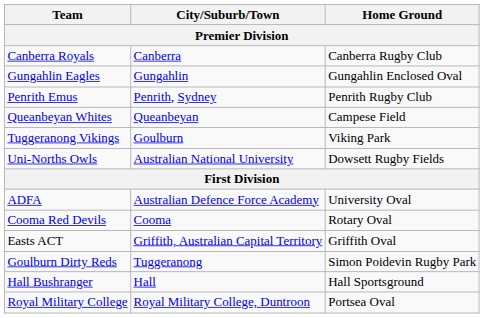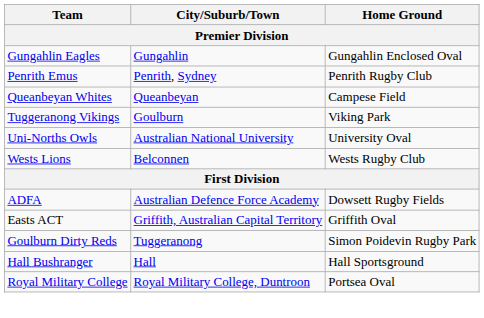- row: (51, 55)
(386, 158) Dowsett Rugby Fields -> (370, 138) University Oval
+ row: (39, 158)
(370, 199) University Oval -> (386, 199) Dowsett Rugby Fields
- row: (57, 220)
